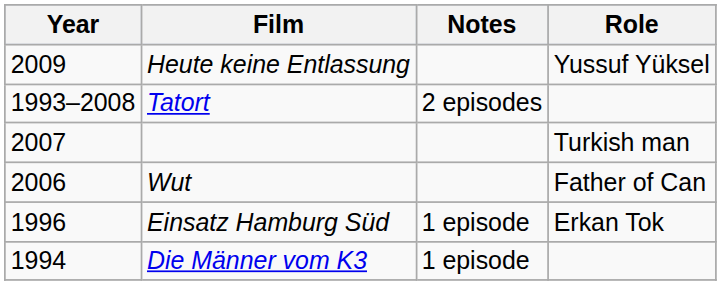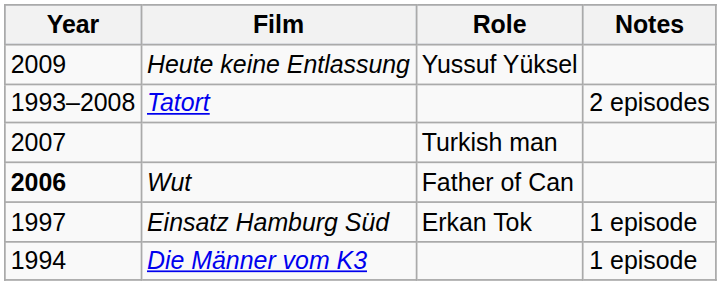columns swapped: (632, 25) <-> (482, 25)
(38, 182) normal -> (38, 182) bold
(38, 222) 1996 -> (38, 222) 1997
